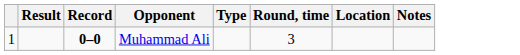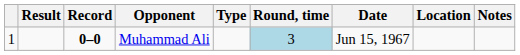+ column: (373, 15)
(291, 38) no background -> (291, 38) lightblue background
